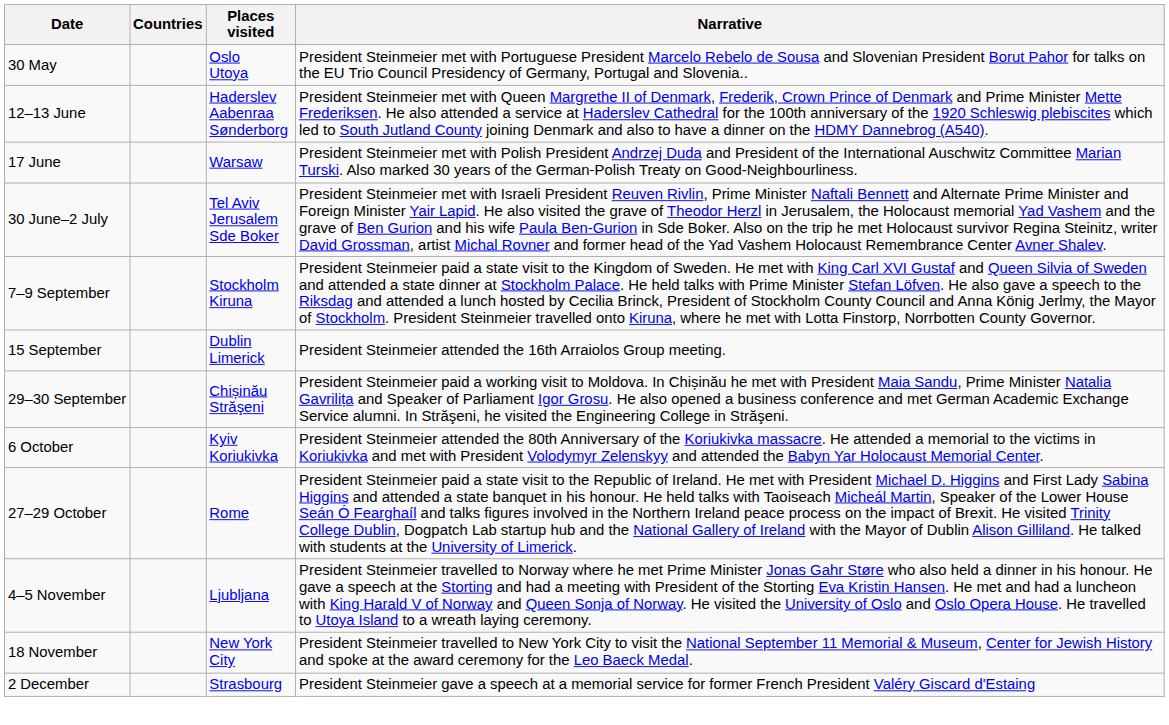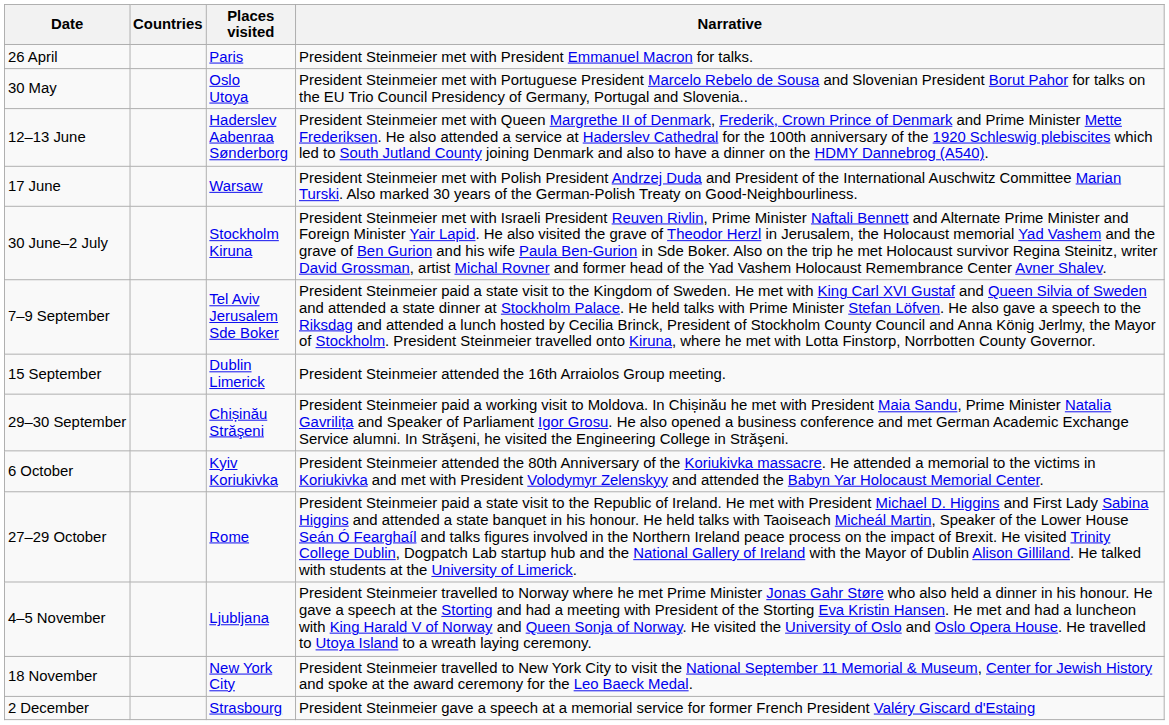+ row: (33, 56)
(244, 219) Tel Aviv Jerusalem Sde Boker -> (244, 243) Stockholm Kiruna
(244, 293) Stockholm Kiruna -> (244, 316) Tel Aviv Jerusalem Sde Boker
